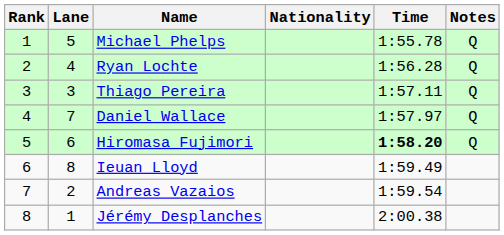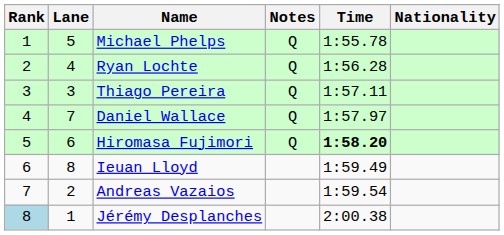columns swapped: (320, 17) <-> (473, 17)
(27, 217) no background -> (27, 217) lightblue background
